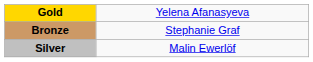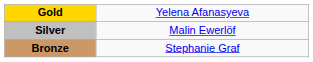rows swapped: (50, 48) <-> (50, 30)
